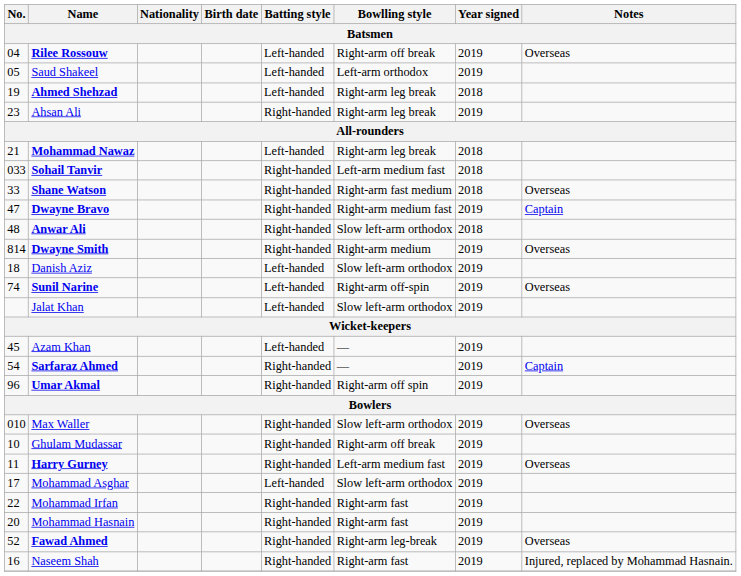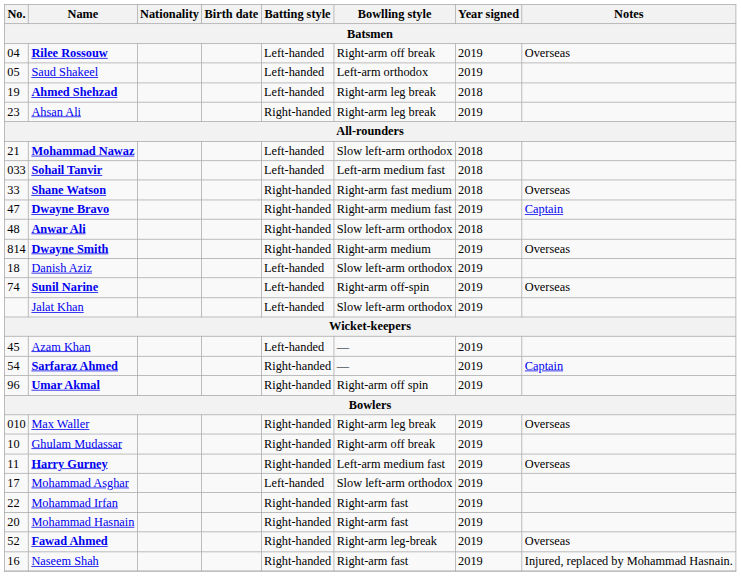(386, 151) Right-arm leg break -> (395, 151) Slow left-arm orthodox
(298, 170) Right-handed -> (294, 170) Left-handed
(395, 424) Slow left-arm orthodox -> (386, 424) Right-arm leg break
